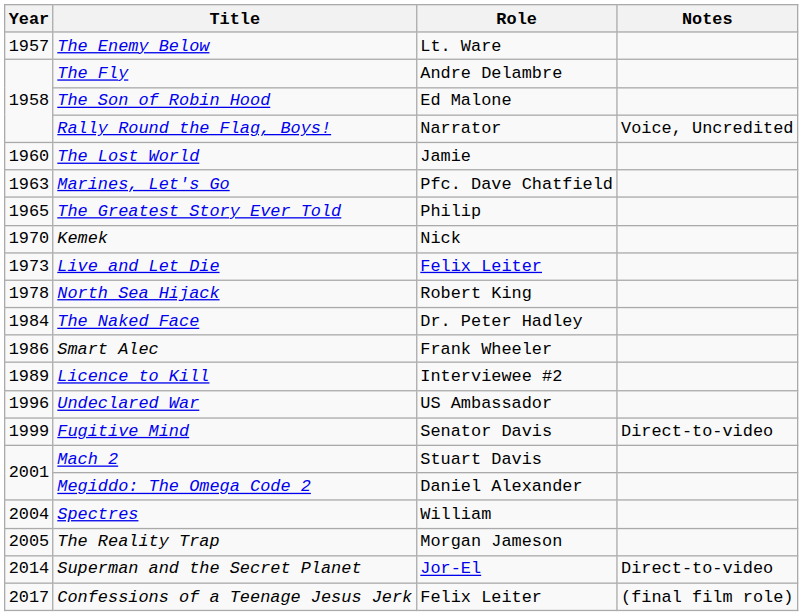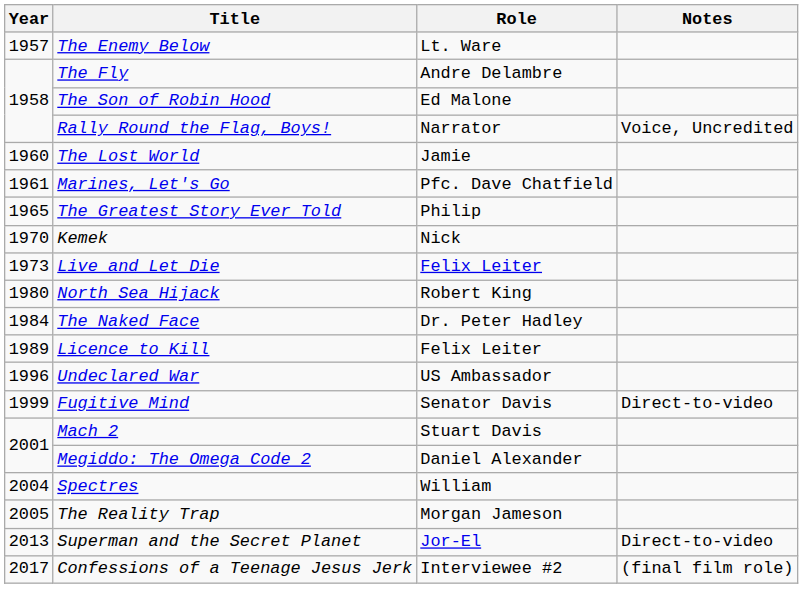(29, 184) 1963 -> (29, 184) 1961
(29, 294) 1978 -> (29, 294) 1980
- row: (108, 349)
(491, 376) Interviewee #2 -> (481, 349) Felix Leiter
(29, 569) 2014 -> (29, 542) 2013
(481, 597) Felix Leiter -> (491, 569) Interviewee #2
